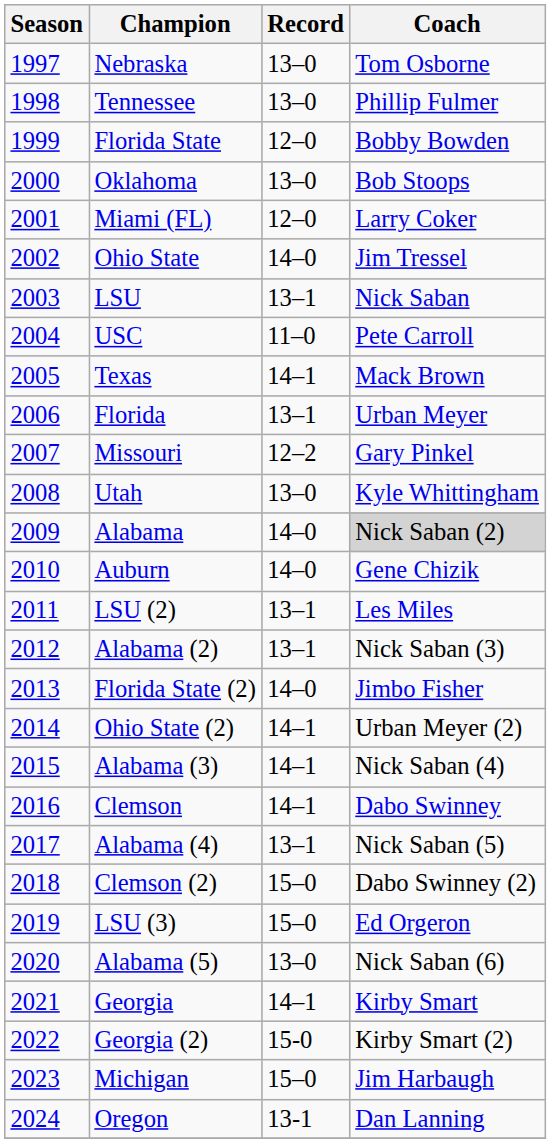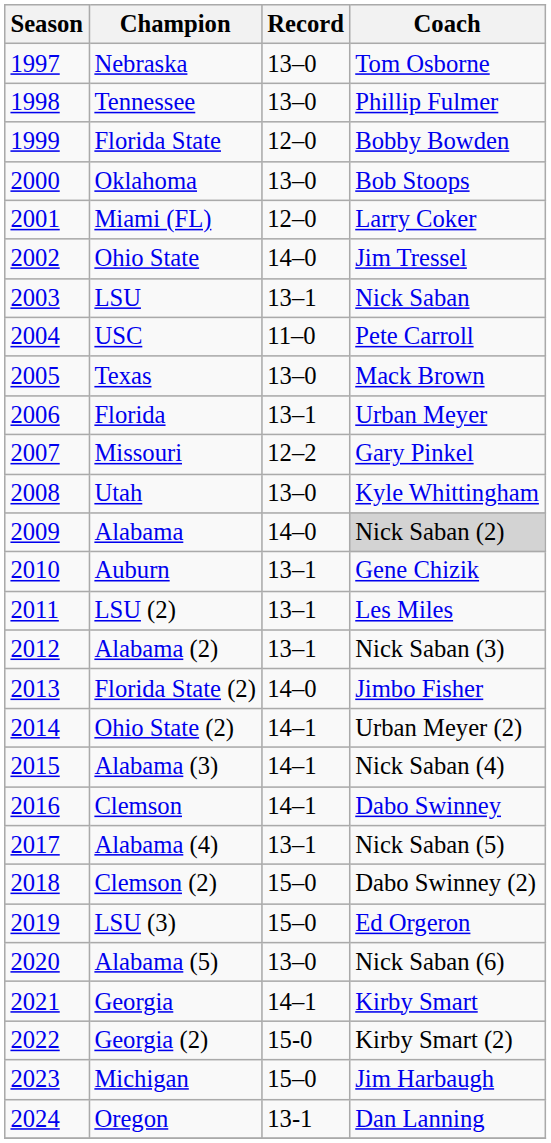(292, 375) 14–1 -> (292, 375) 13–0
(292, 571) 14–0 -> (292, 571) 13–1
